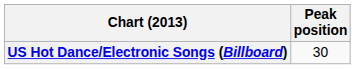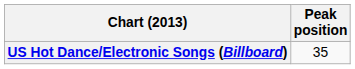(321, 52) 30 -> (321, 52) 35
